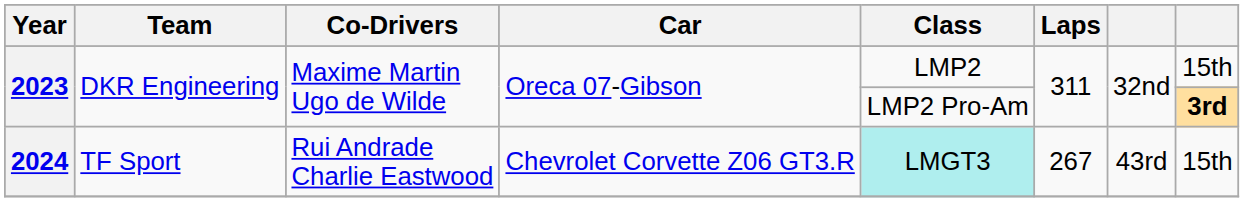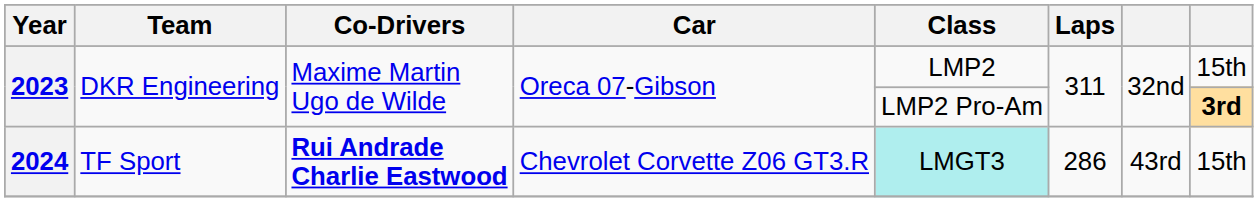(392, 162) normal -> (400, 162) bold
(1071, 162) 267 -> (1085, 162) 286
